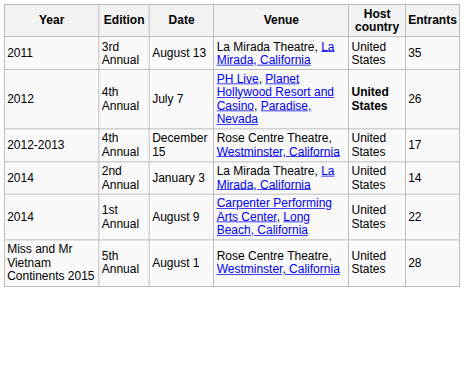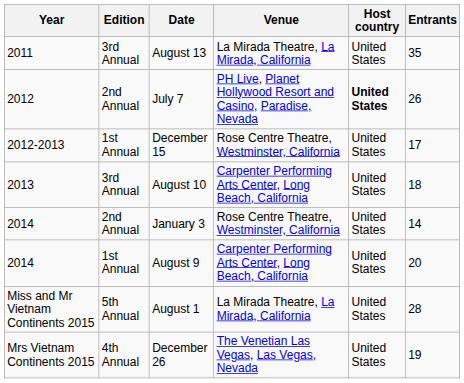(120, 99) 4th Annual -> (120, 99) 2nd Annual
(120, 145) 4th Annual -> (120, 145) 1st Annual
+ row: (179, 184)
(276, 177) La Mirada Theatre, La Mirada, California -> (278, 223) Rose Centre Theatre, Westminster, California
(415, 217) 22 -> (415, 263) 20
(278, 263) Rose Centre Theatre, Westminster, California -> (276, 309) La Mirada Theatre, La Mirada, California
+ row: (180, 355)
